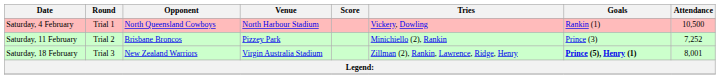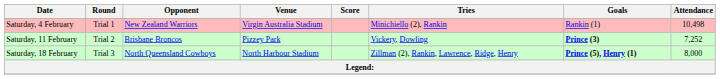(170, 25) North Queensland Cowboys -> (161, 25) New Zealand Warriors
(281, 25) North Harbour Stadium -> (282, 25) Virgin Australia Stadium
(399, 25) Vickery, Dowling -> (409, 25) Minichiello (2), Rankin
(693, 25) 10,500 -> (693, 25) 10,498
(409, 39) Minichiello (2), Rankin -> (399, 39) Vickery, Dowling
(581, 39) normal -> (582, 39) bold
(161, 53) New Zealand Warriors -> (170, 53) North Queensland Cowboys
(282, 53) Virgin Australia Stadium -> (281, 53) North Harbour Stadium
(693, 53) 8,001 -> (693, 53) 8,000
